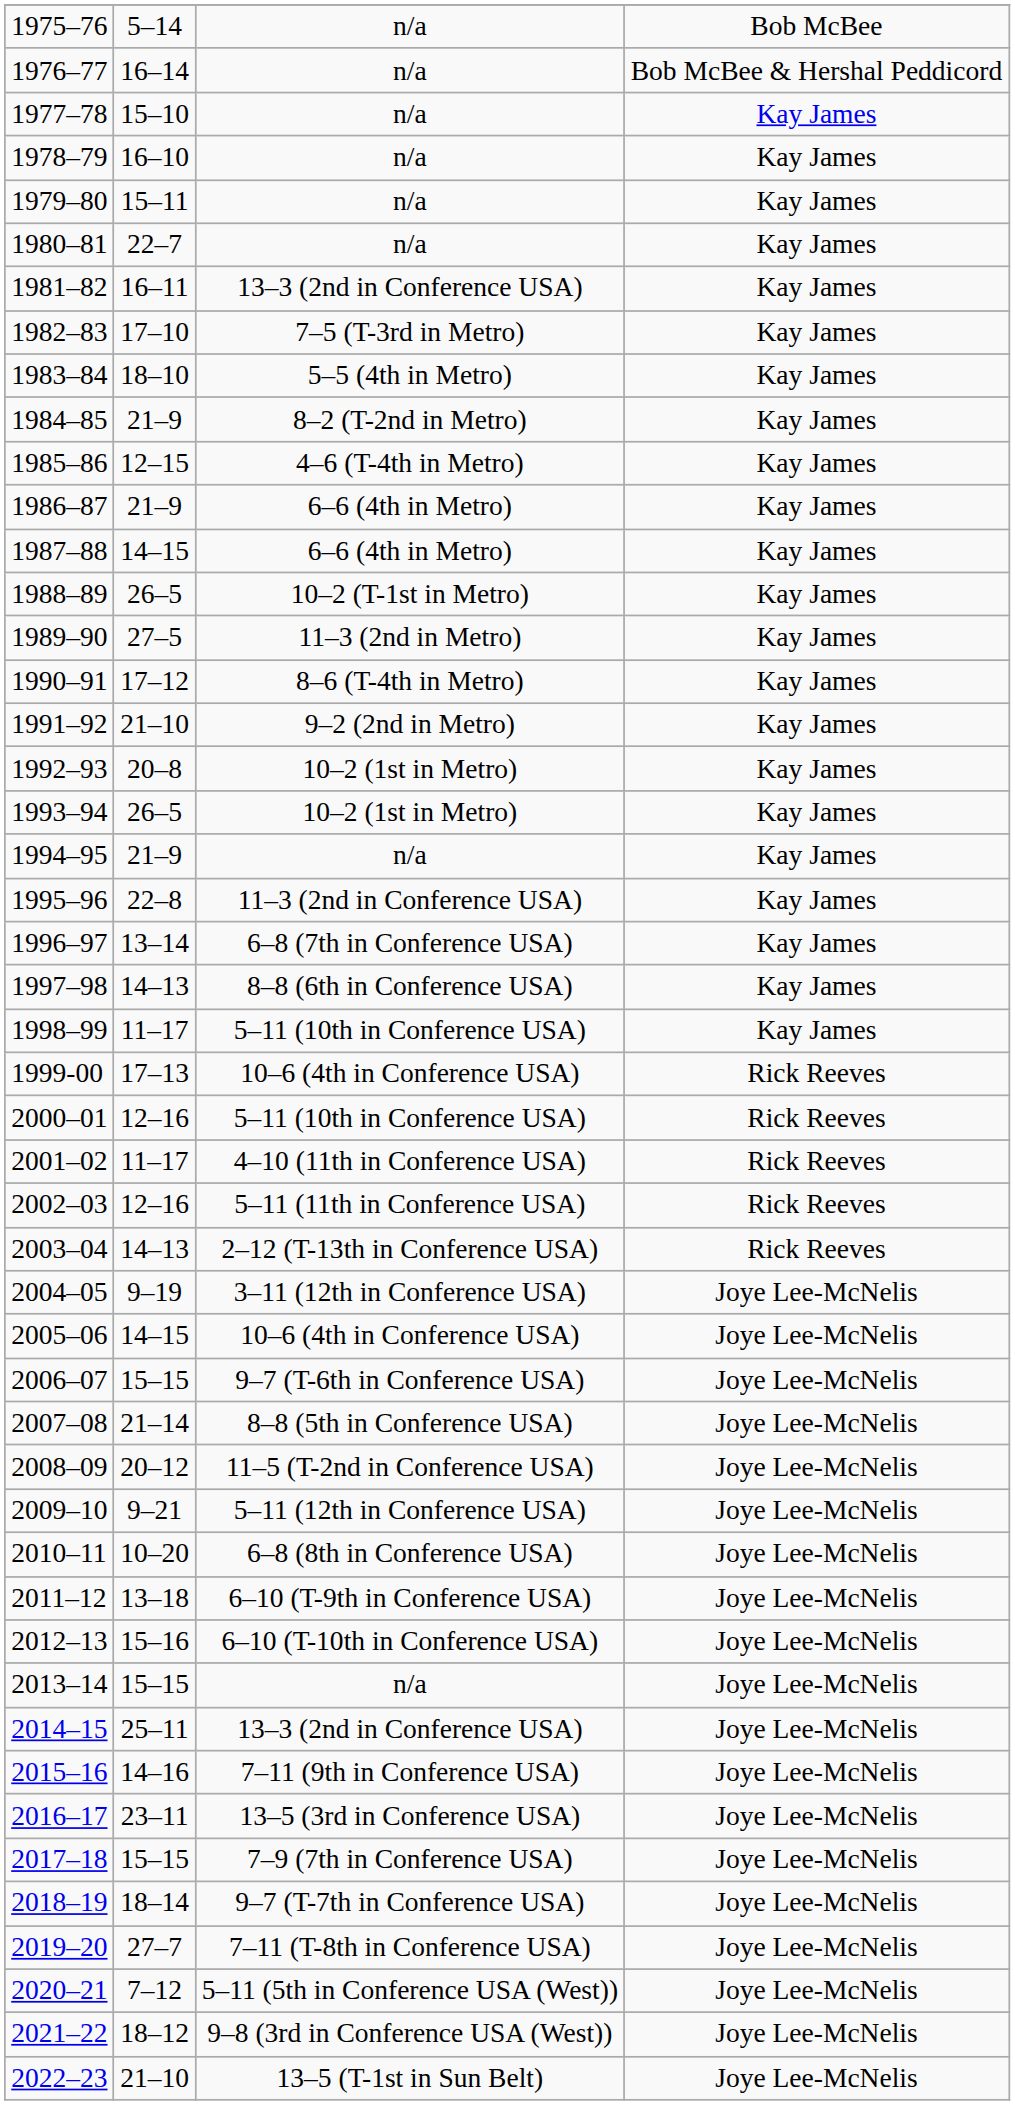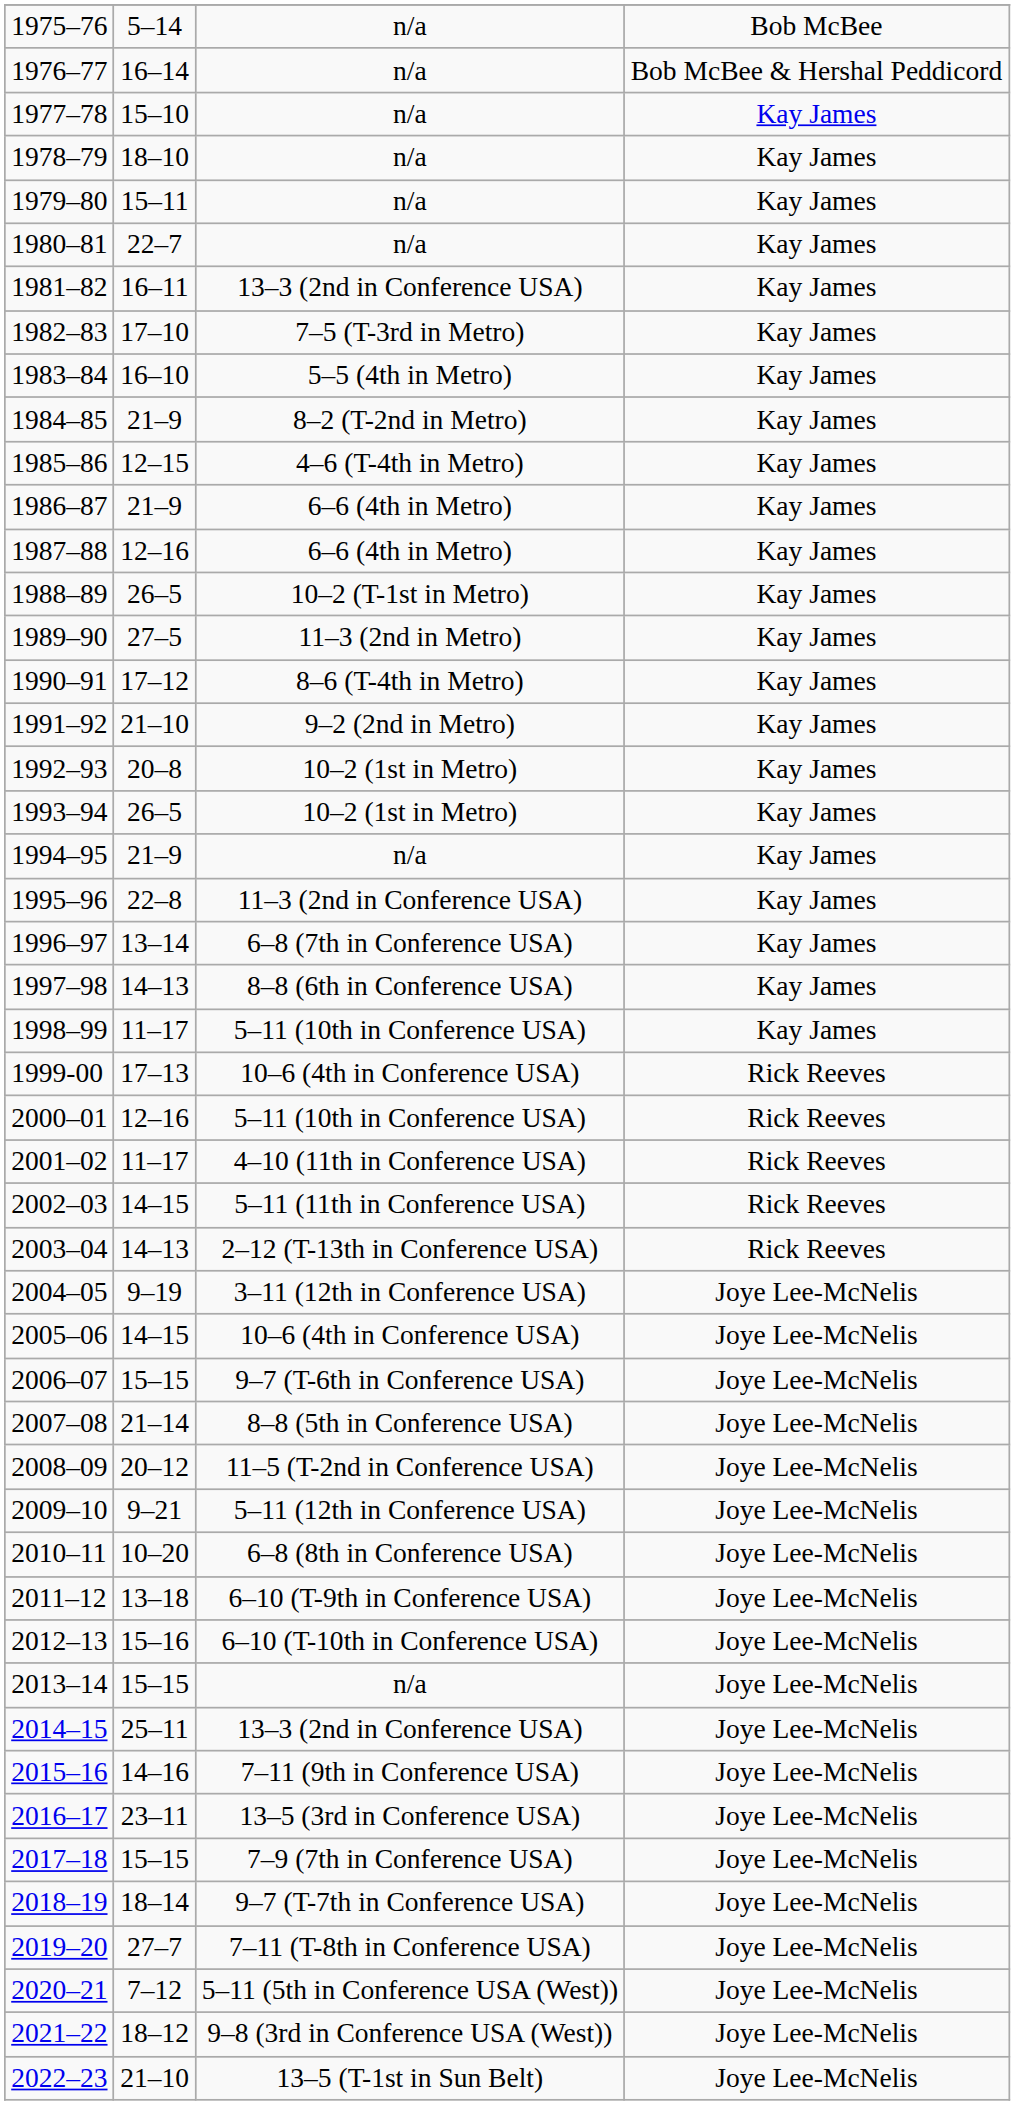(155, 157) 16–10 -> (155, 157) 18–10
(155, 375) 18–10 -> (155, 375) 16–10
(155, 550) 14–15 -> (155, 550) 12–16
(155, 1204) 12–16 -> (155, 1204) 14–15
